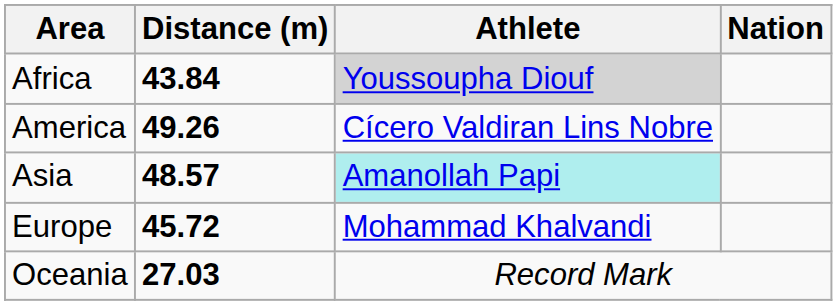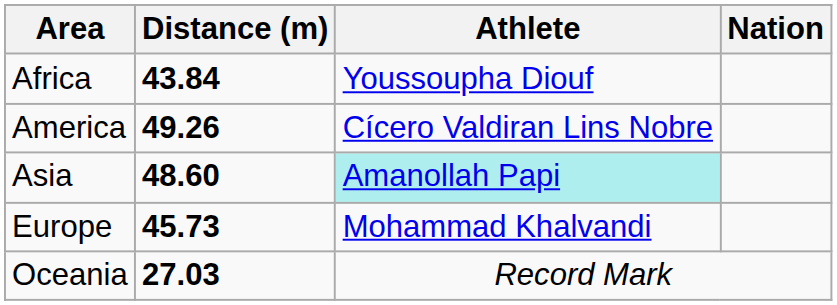(468, 78) lightgrey background -> (468, 78) no background
(181, 176) 48.57 -> (181, 176) 48.60
(181, 226) 45.72 -> (181, 226) 45.73
